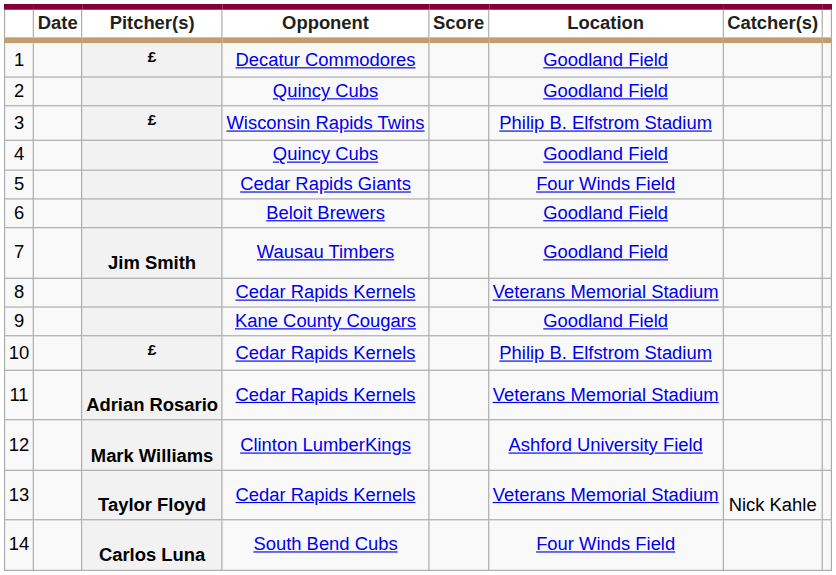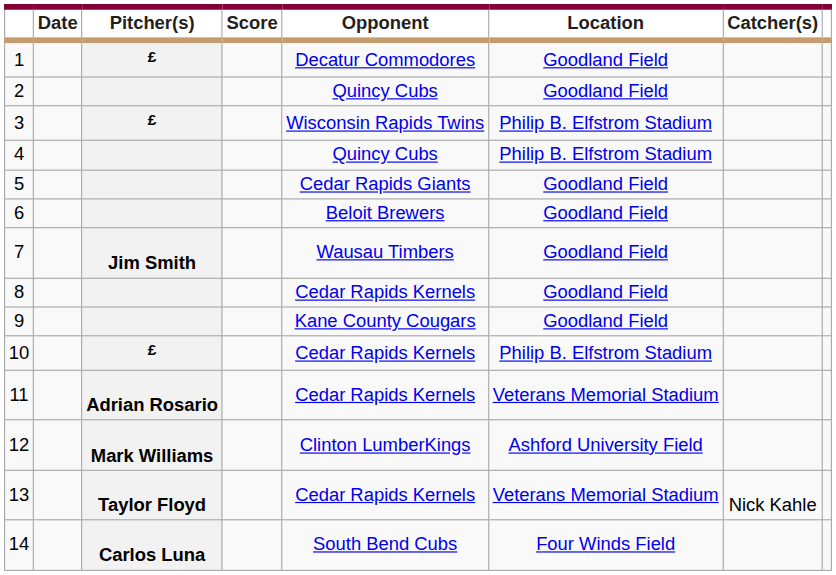columns swapped: (459, 23) <-> (326, 23)
(606, 154) Goodland Field -> (606, 154) Philip B. Elfstrom Stadium
(606, 184) Four Winds Field -> (606, 184) Goodland Field
(606, 292) Veterans Memorial Stadium -> (606, 292) Goodland Field
